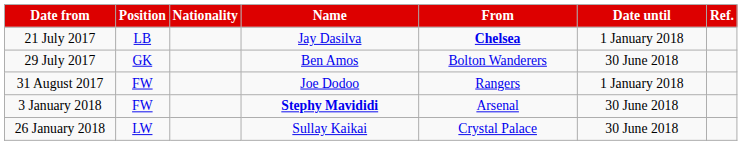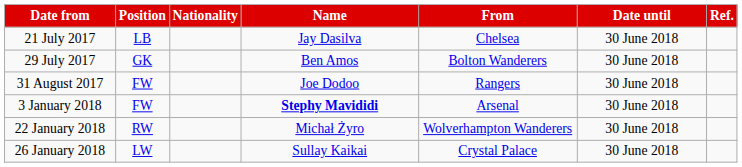(498, 38) bold -> (498, 38) normal
(642, 38) 1 January 2018 -> (642, 38) 30 June 2018
(642, 83) 1 January 2018 -> (642, 83) 30 June 2018
+ row: (60, 128)
